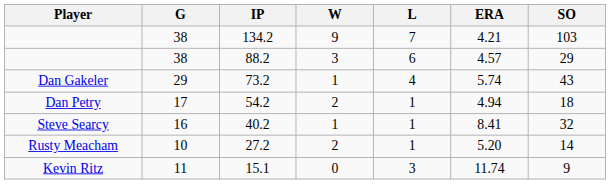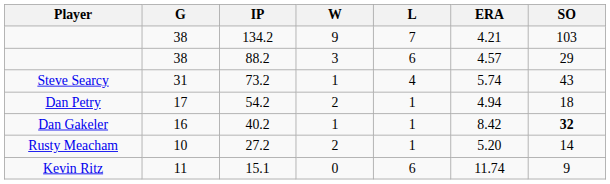(73, 80) Dan Gakeler -> (73, 80) Steve Searcy
(180, 80) 29 -> (180, 80) 31
(73, 124) Steve Searcy -> (73, 124) Dan Gakeler
(489, 124) 8.41 -> (489, 124) 8.42
(567, 124) normal -> (567, 124) bold
(412, 168) 3 -> (412, 168) 6
